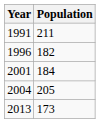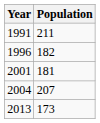(46, 71) 184 -> (46, 71) 181
(46, 90) 205 -> (46, 90) 207
